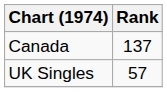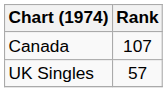(137, 45) 137 -> (137, 45) 107
